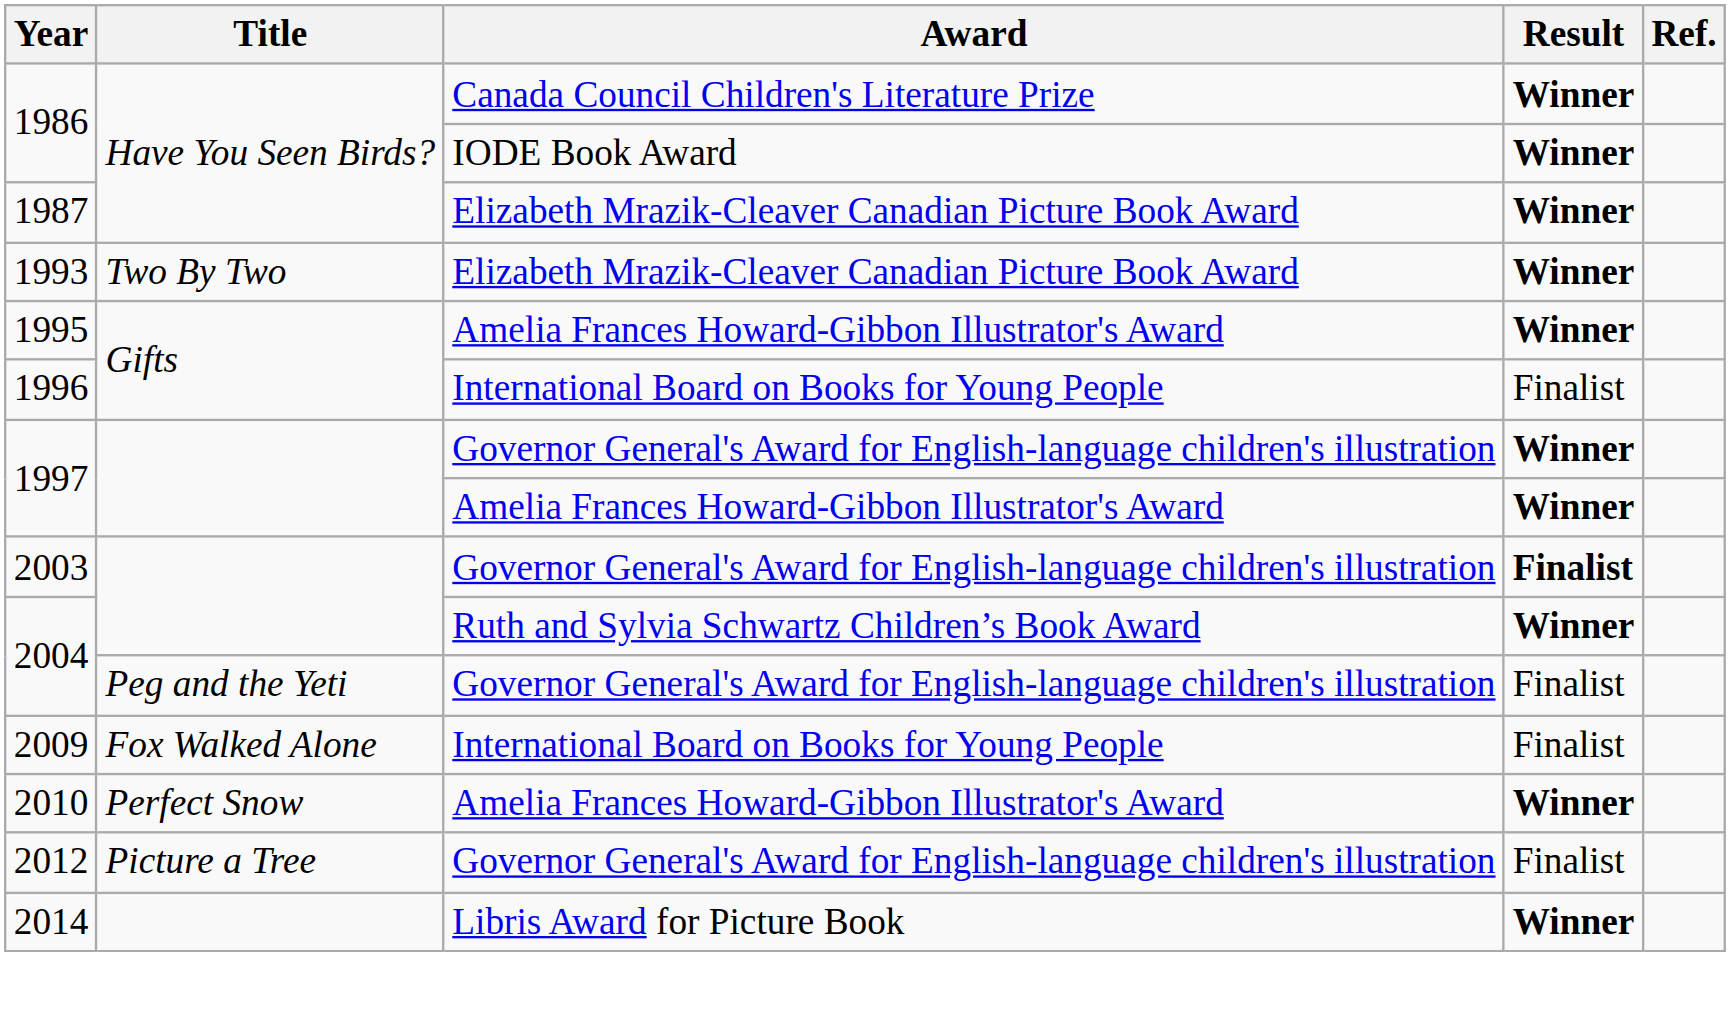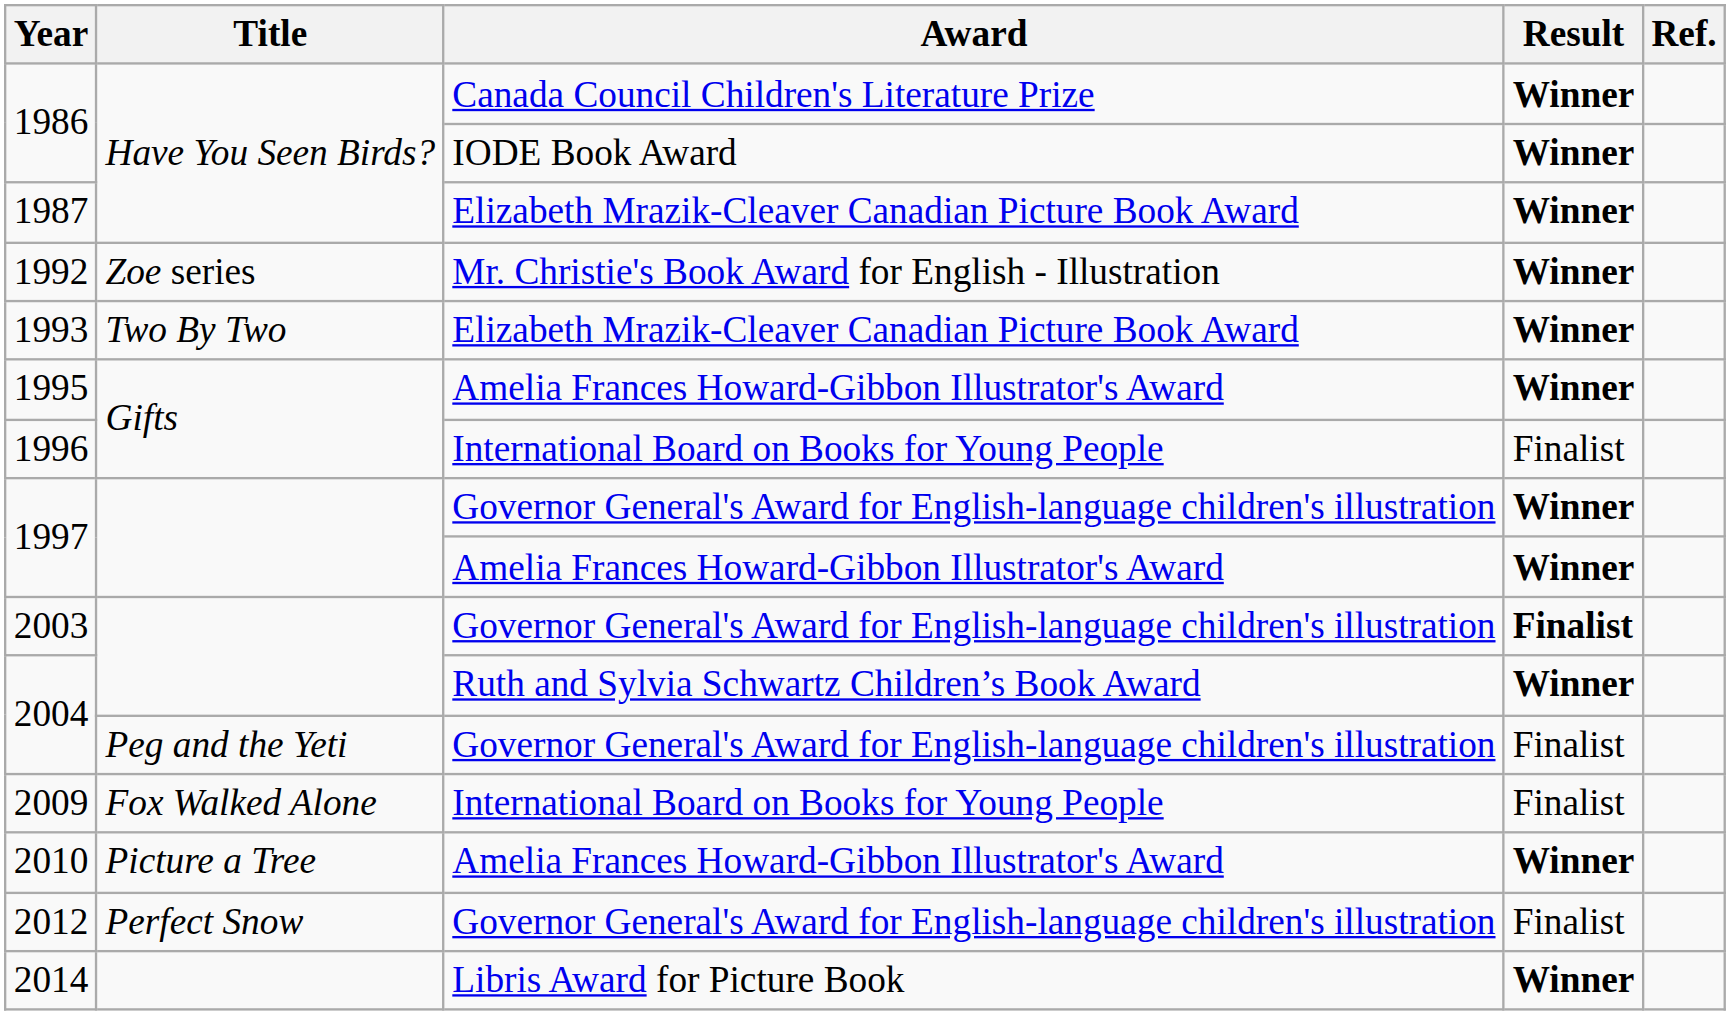+ row: (51, 270)
(204, 802) Perfect Snow -> (211, 861) Picture a Tree
(211, 861) Picture a Tree -> (204, 920) Perfect Snow
